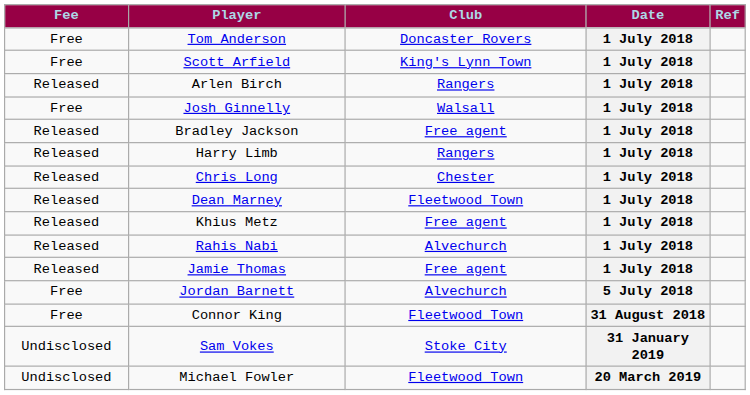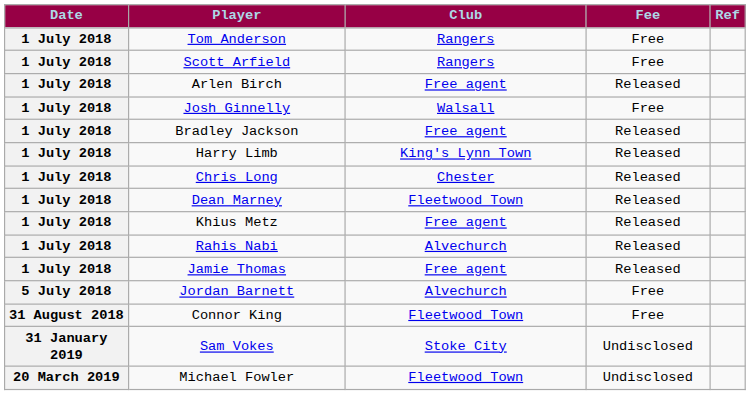columns swapped: (648, 16) <-> (66, 16)
(466, 39) Doncaster Rovers -> (466, 39) Rangers
(466, 62) King's Lynn Town -> (466, 62) Rangers
(466, 85) Rangers -> (466, 85) Free agent
(466, 154) Rangers -> (466, 154) King's Lynn Town
